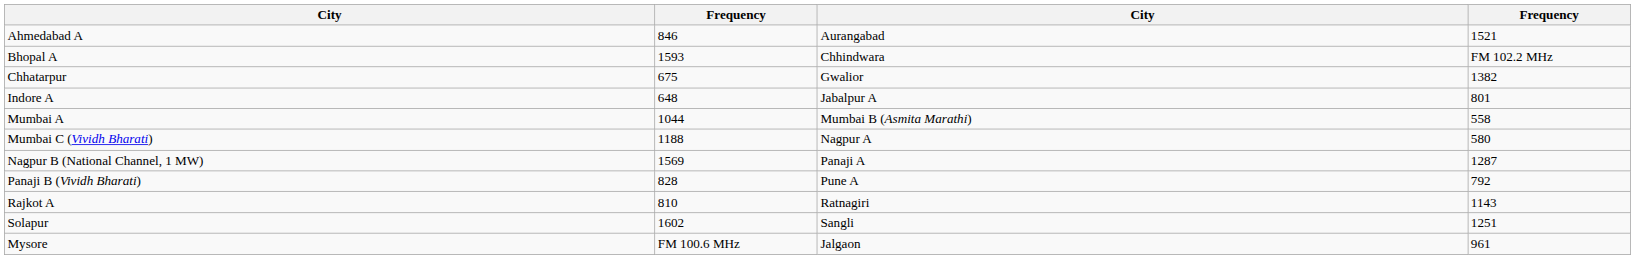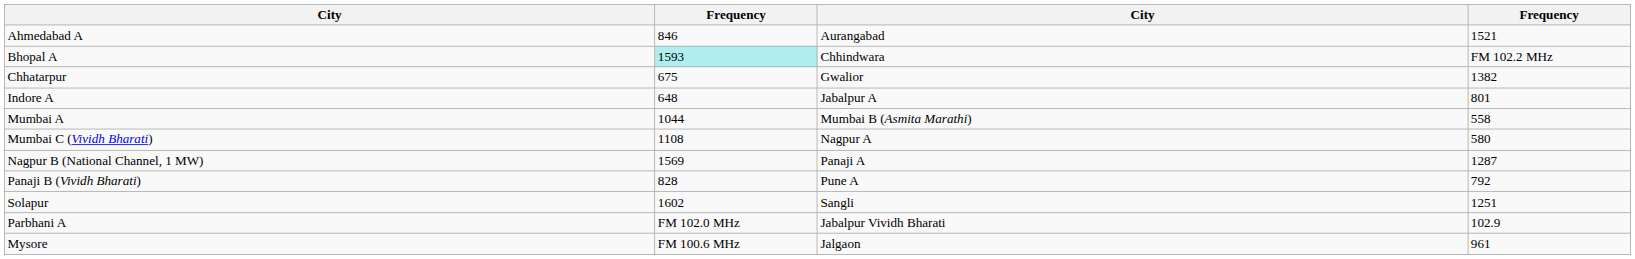(671, 56) no background -> (671, 56) paleturquoise background
(671, 139) 1188 -> (671, 139) 1108
- row: (31, 202)
+ row: (37, 222)
